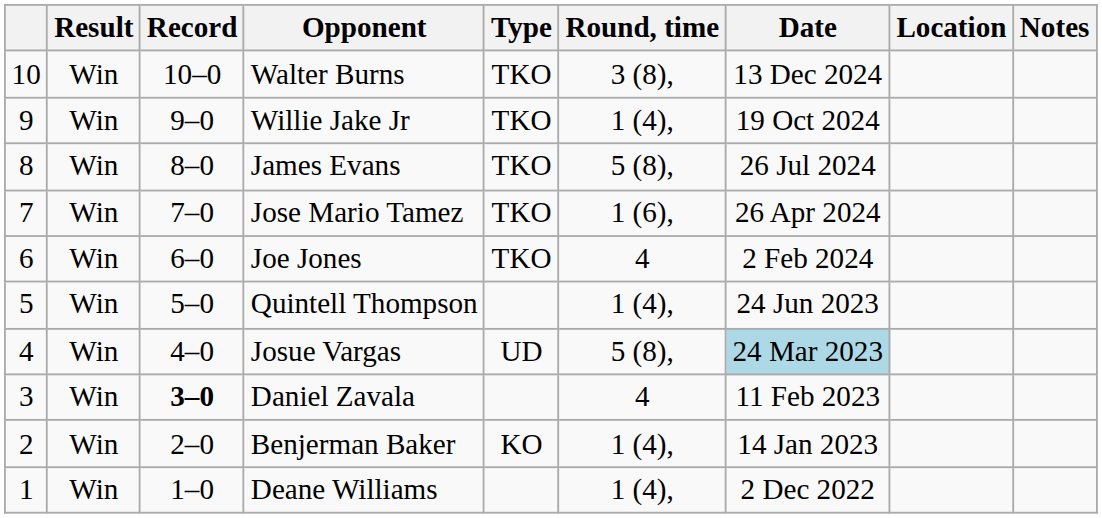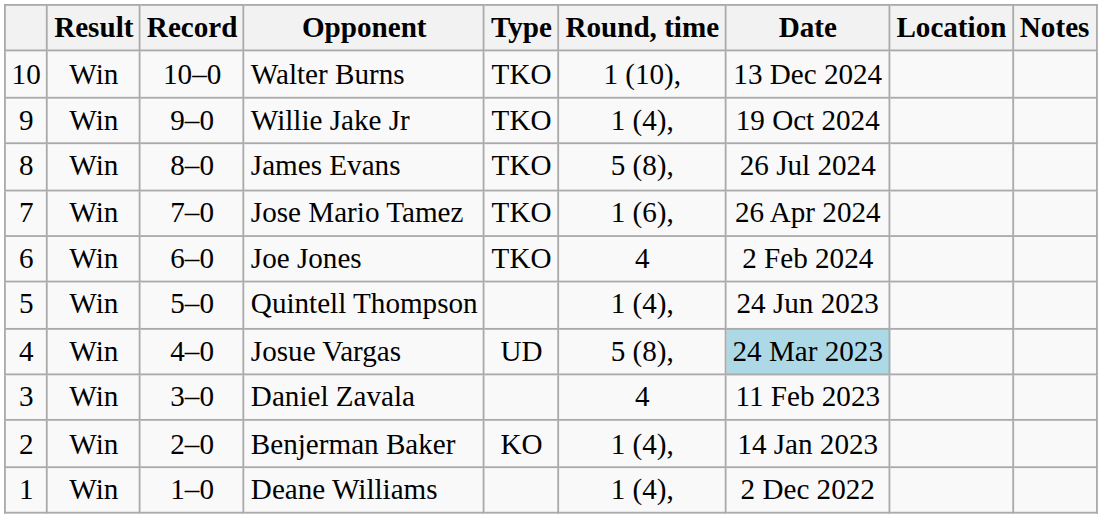(642, 73) 3 (8), -> (642, 73) 1 (10),
(192, 397) bold -> (192, 397) normal
